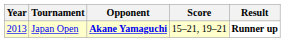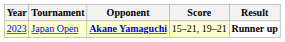(17, 29) 2013 -> (17, 29) 2023
